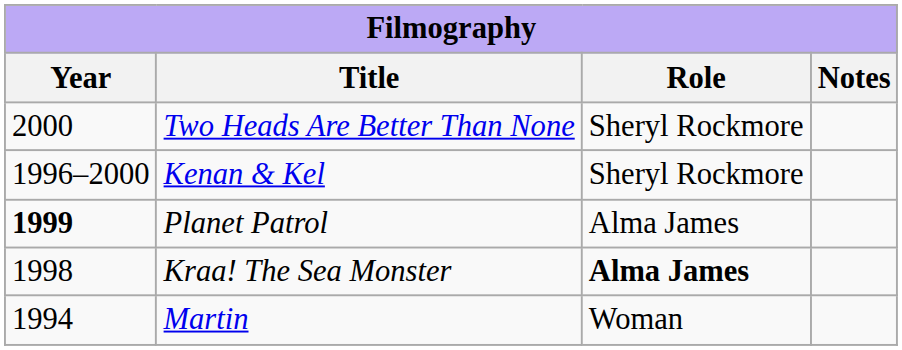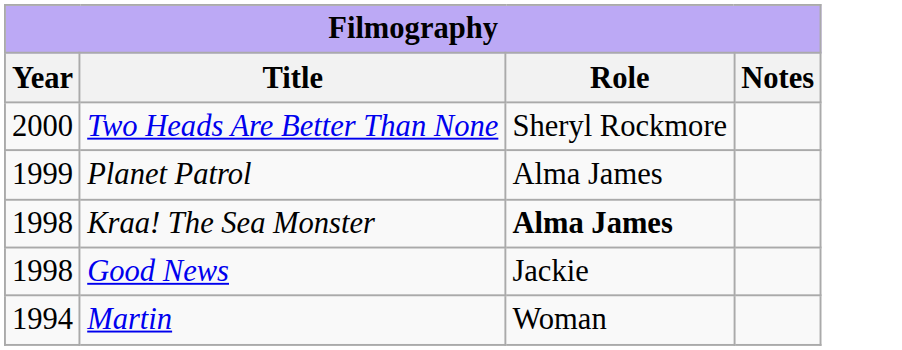- row: (244, 174)
(43, 222) bold -> (43, 174) normal
+ row: (158, 271)
